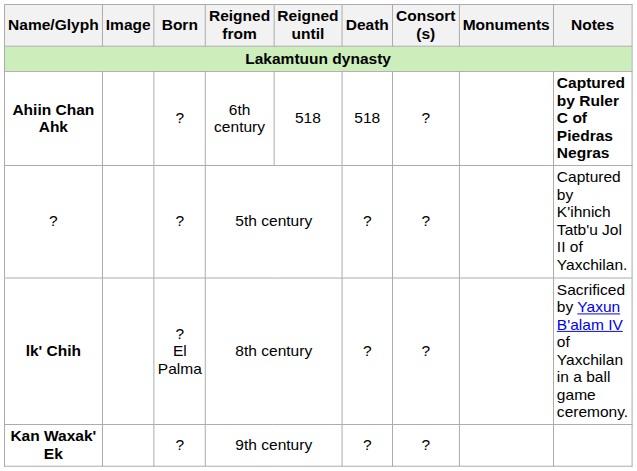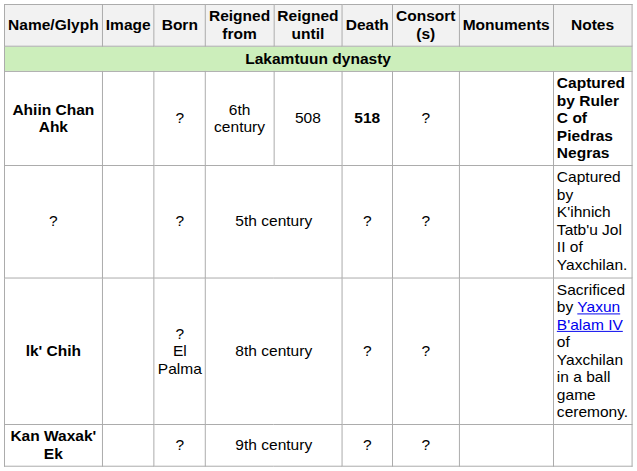(308, 118) 518 -> (308, 118) 508
(367, 118) normal -> (367, 118) bold
